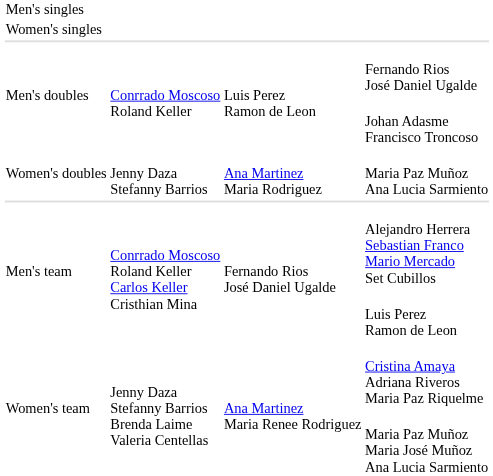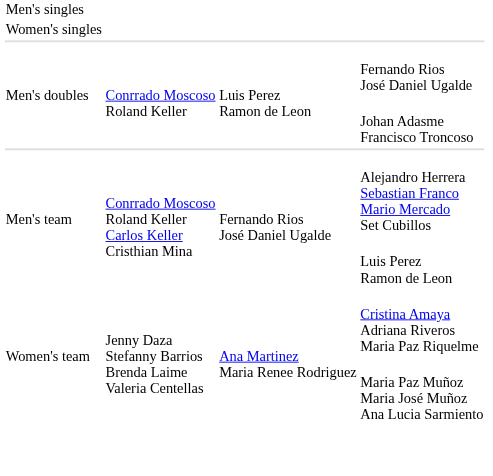- row: (56, 173)
